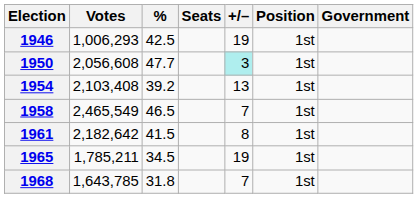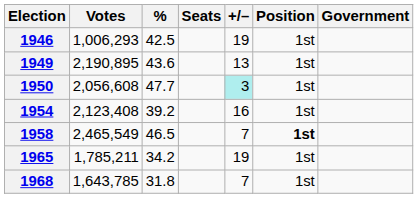+ row: (37, 63)
(106, 87) 2,103,408 -> (106, 110) 2,123,408
(241, 87) 13 -> (241, 110) 16
(305, 110) normal -> (304, 134) bold
- row: (37, 134)
(160, 157) 34.5 -> (160, 157) 34.2
